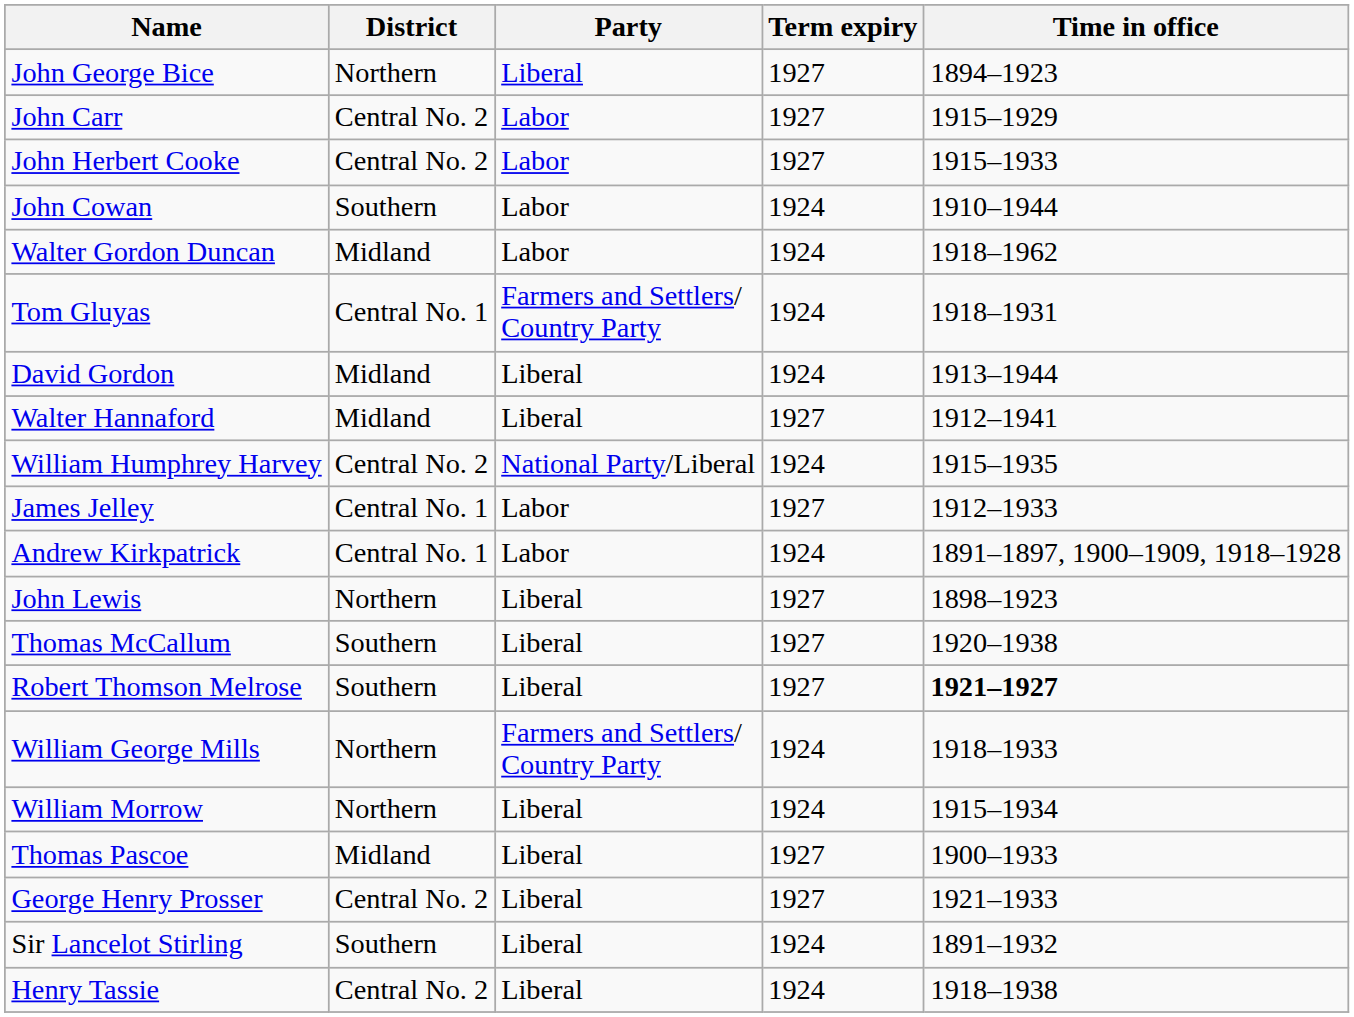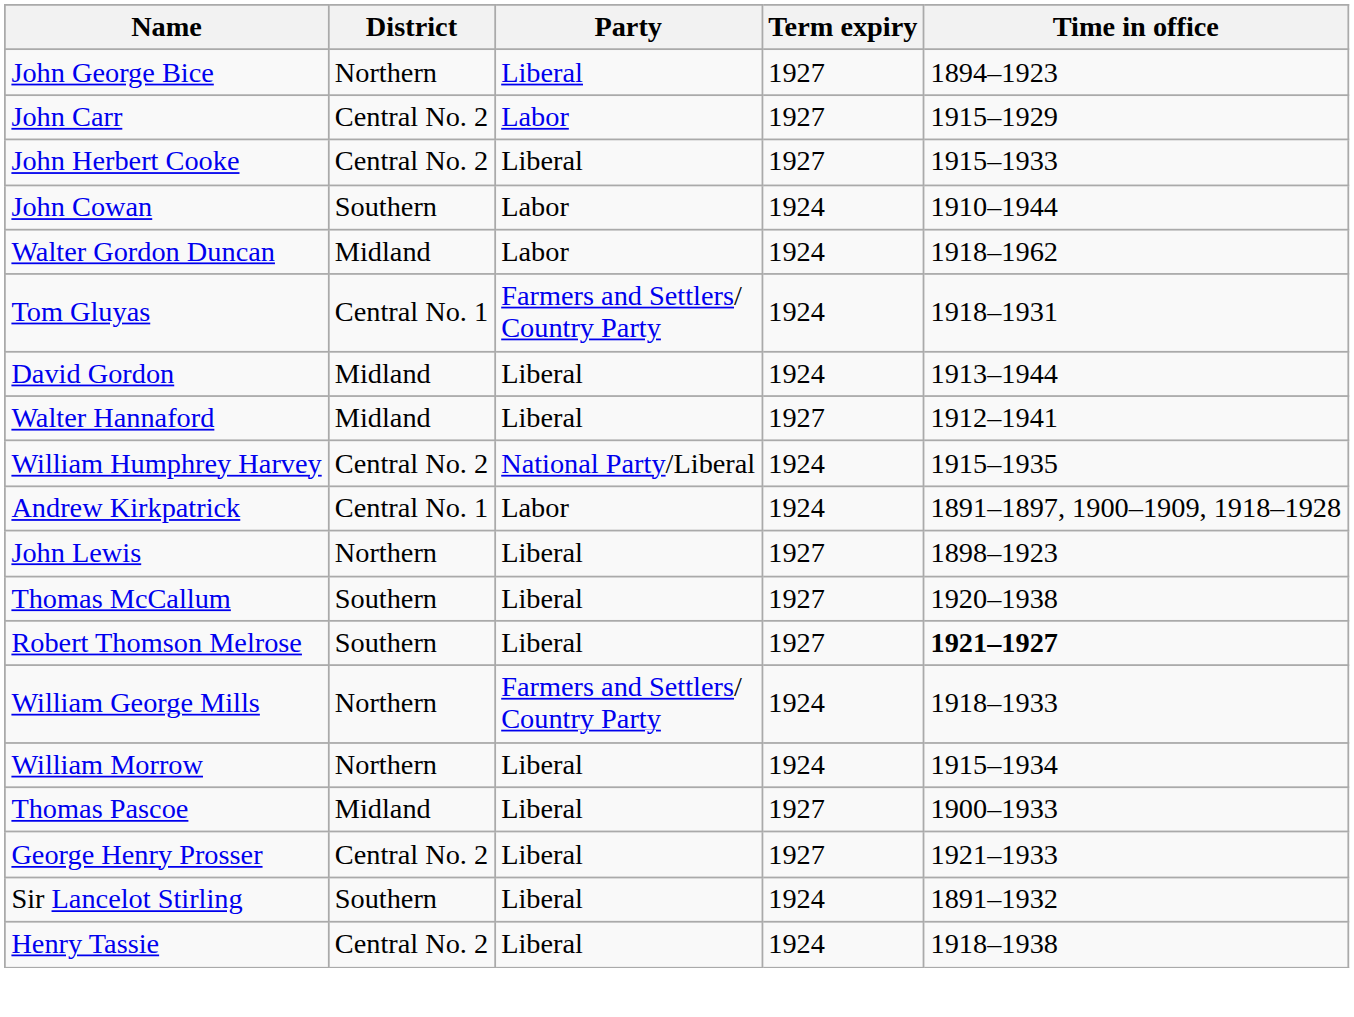(535, 161) Labor -> (542, 161) Liberal
- row: (83, 507)
